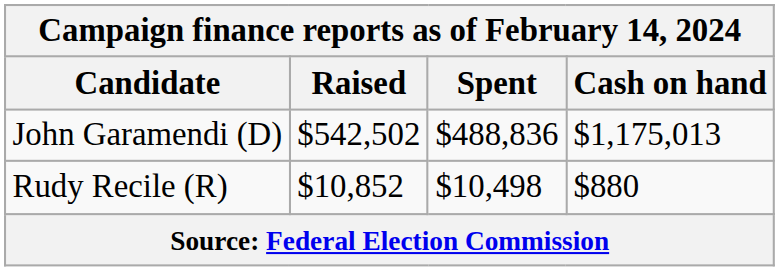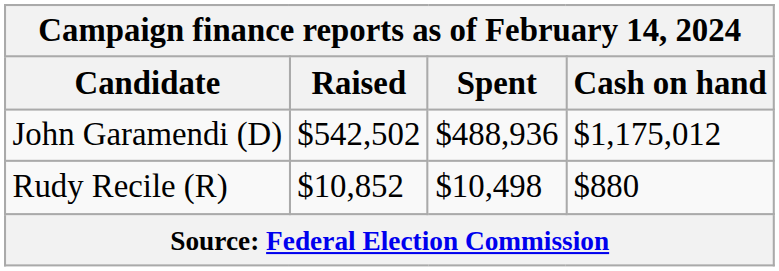(497, 134) $488,836 -> (497, 134) $488,936
(647, 134) $1,175,013 -> (647, 134) $1,175,012
